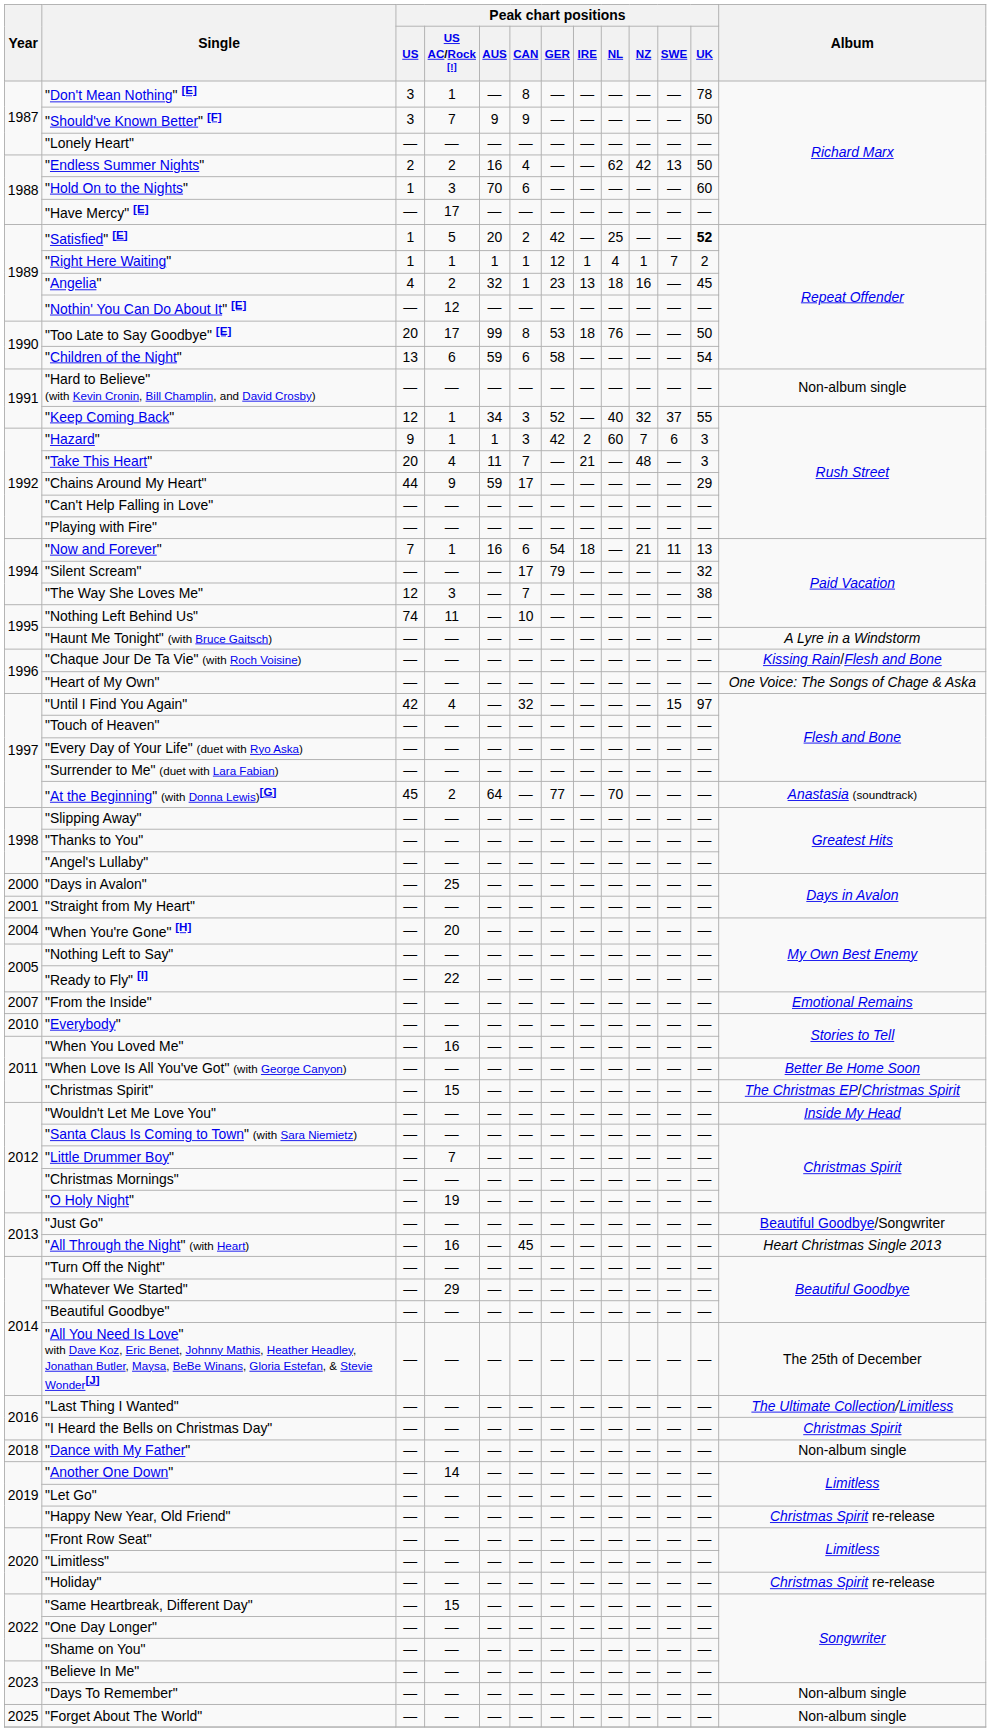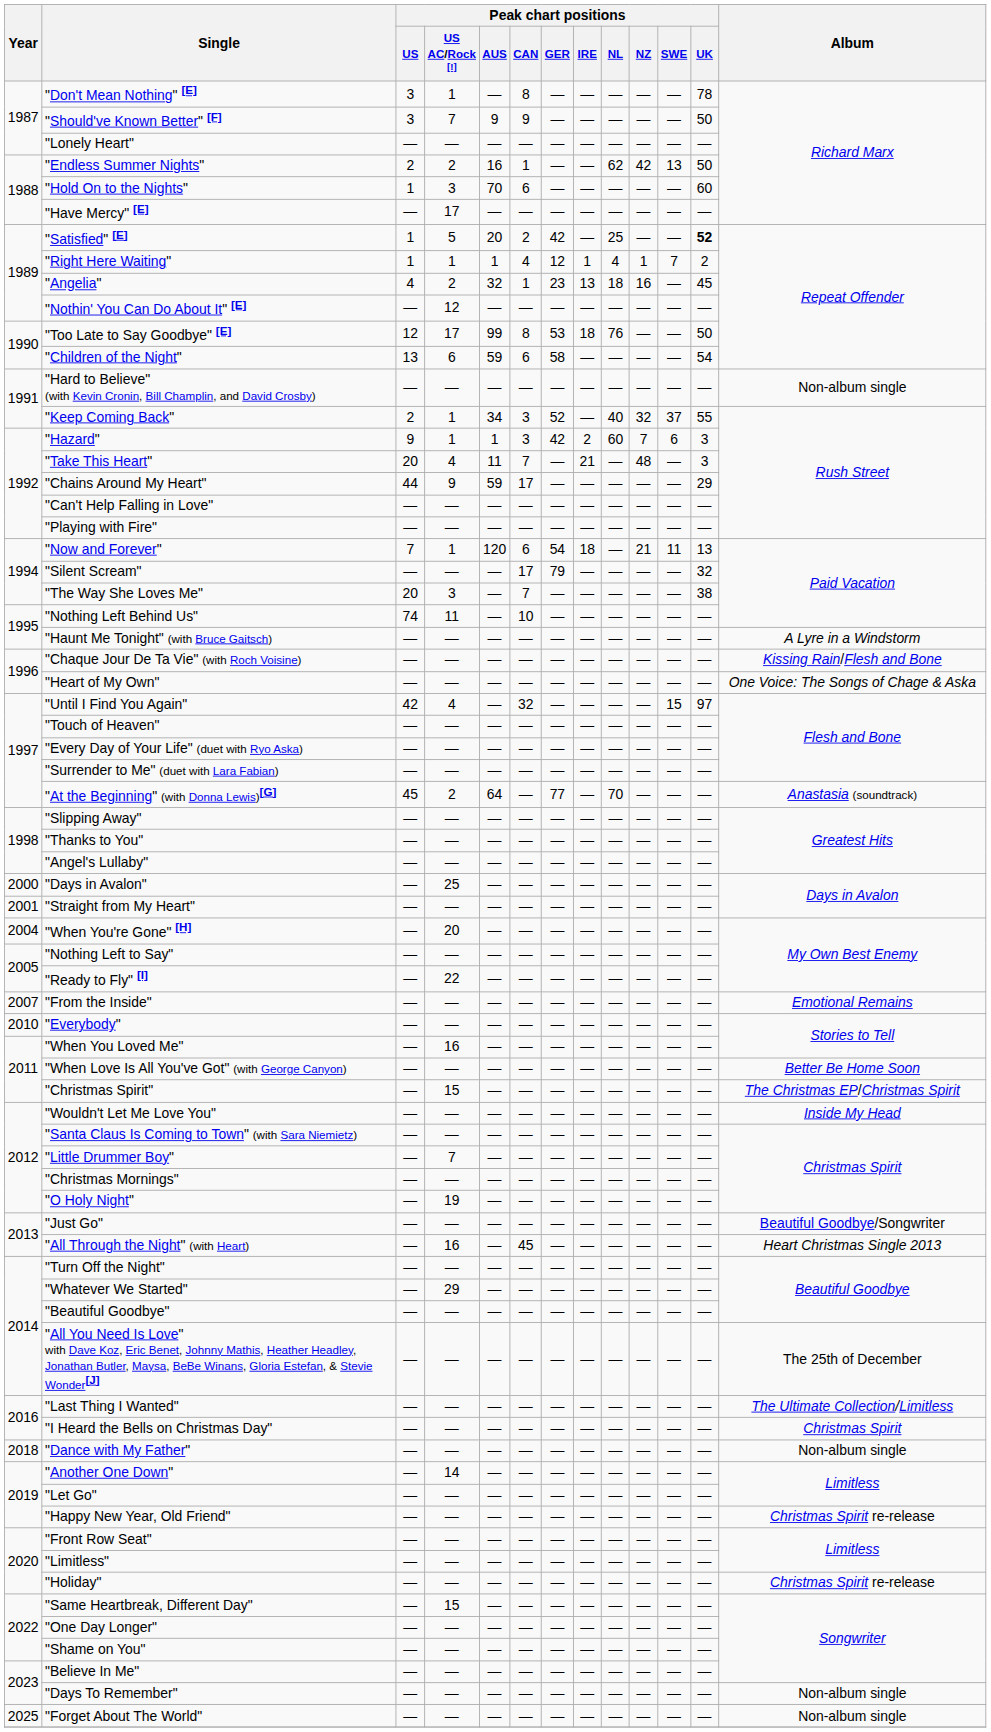(526, 166) 4 -> (526, 166) 1
(526, 261) 1 -> (526, 261) 4
(410, 333) 20 -> (410, 333) 12
(410, 417) 12 -> (410, 417) 2
(495, 549) 16 -> (495, 549) 120
(410, 594) 12 -> (410, 594) 20
